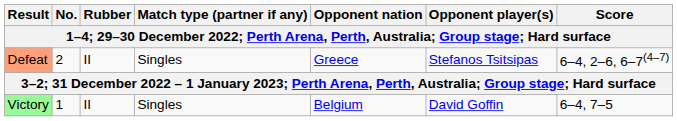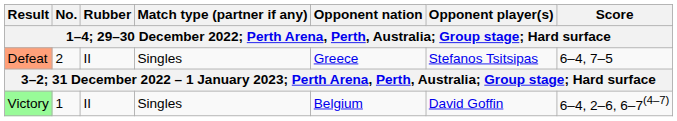(615, 60) 6–4, 2–6, 6–7(4–7) -> (586, 58) 6–4, 7–5
(586, 105) 6–4, 7–5 -> (615, 103) 6–4, 2–6, 6–7(4–7)
